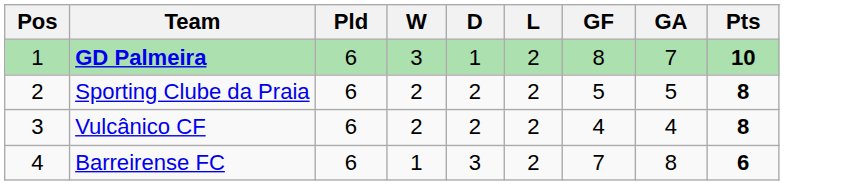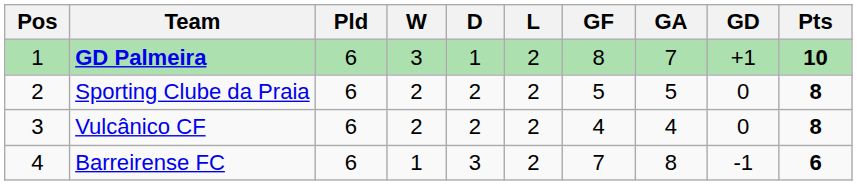+ column: (743, 22)
